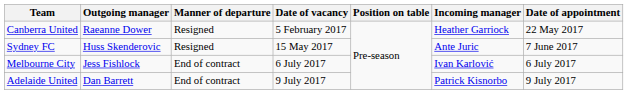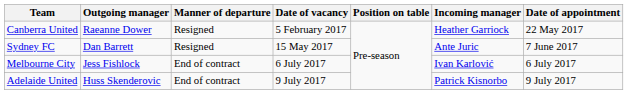(122, 47) Huss Skenderovic -> (108, 47) Dan Barrett
(108, 81) Dan Barrett -> (122, 81) Huss Skenderovic
